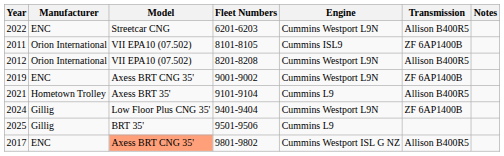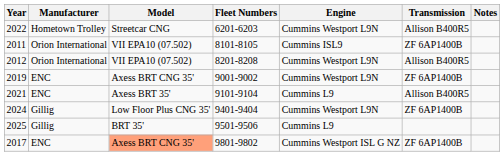(41, 29) ENC -> (68, 29) Hometown Trolley
(68, 94) Hometown Trolley -> (41, 94) ENC
(437, 143) Allison B400R5 -> (434, 143) ZF 6AP1400B
